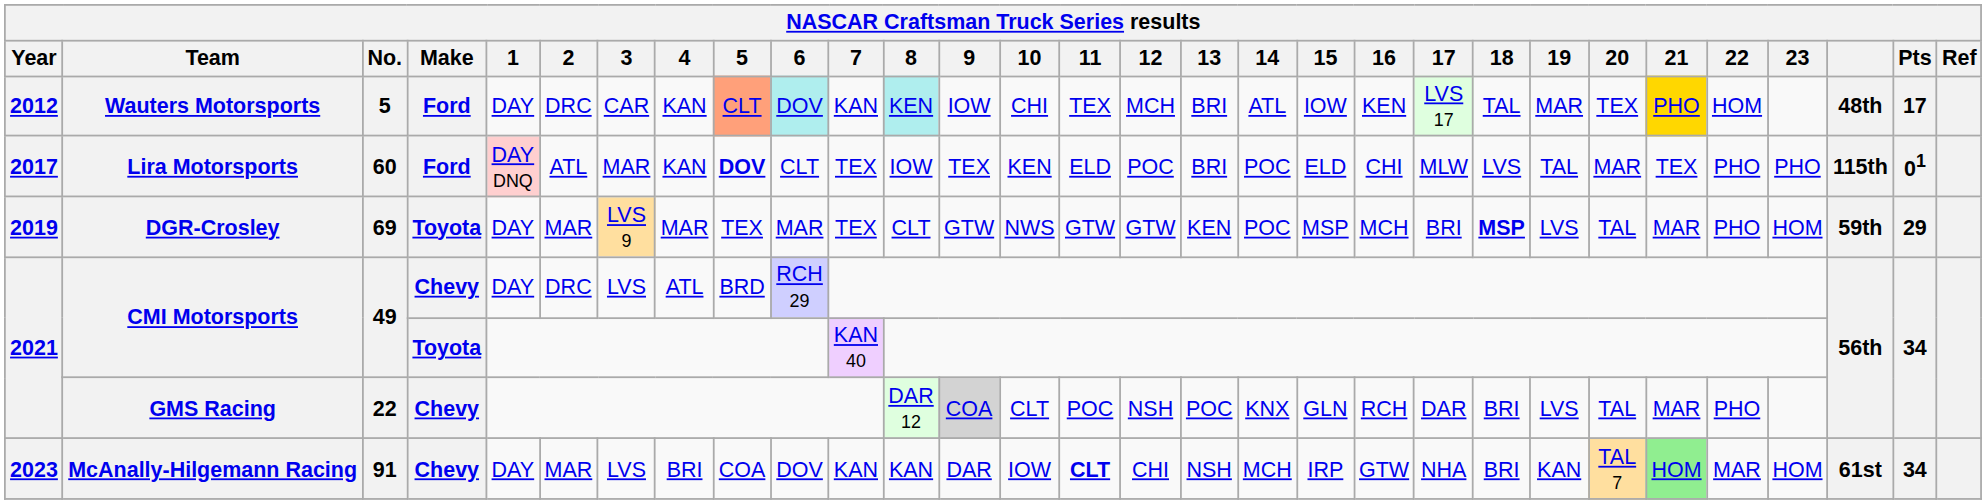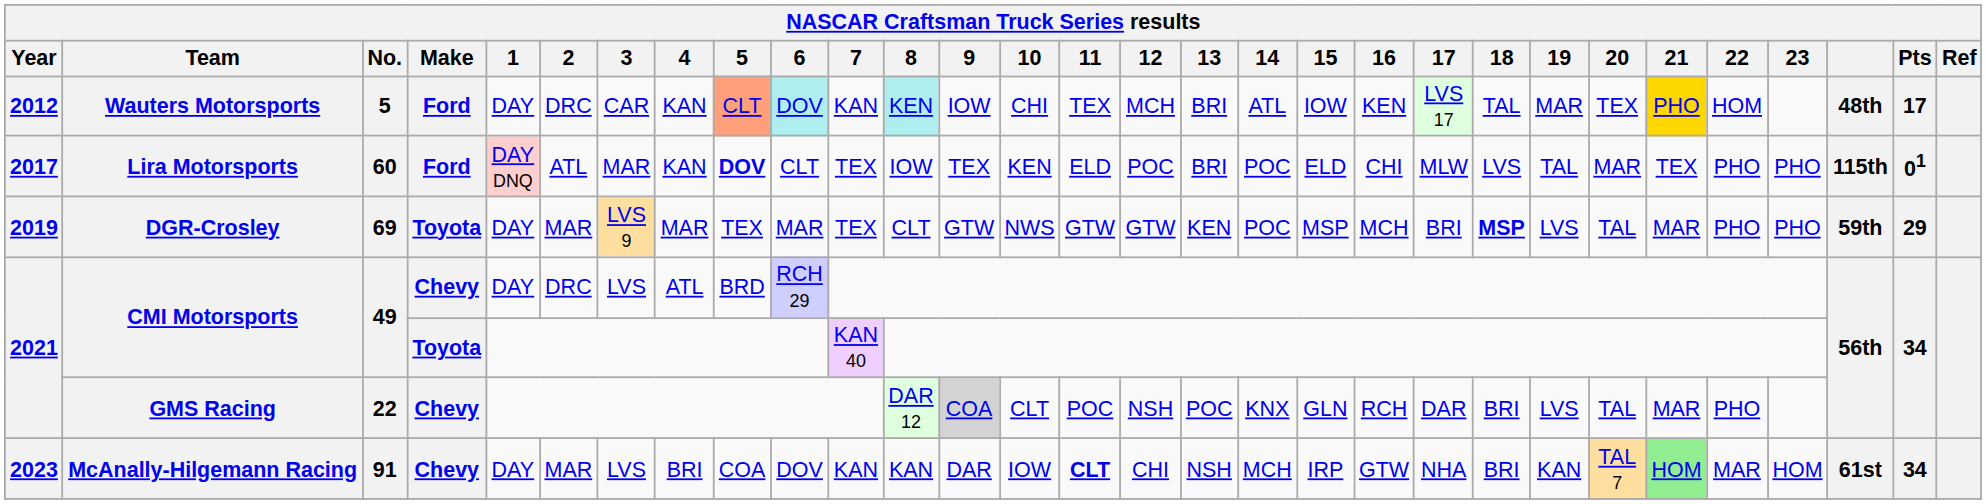(1797, 227) HOM -> (1797, 227) PHO
